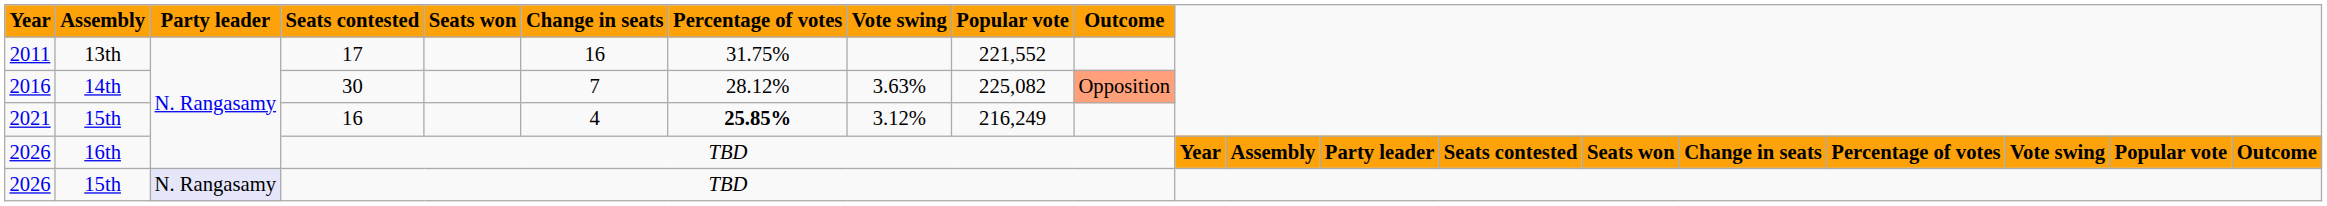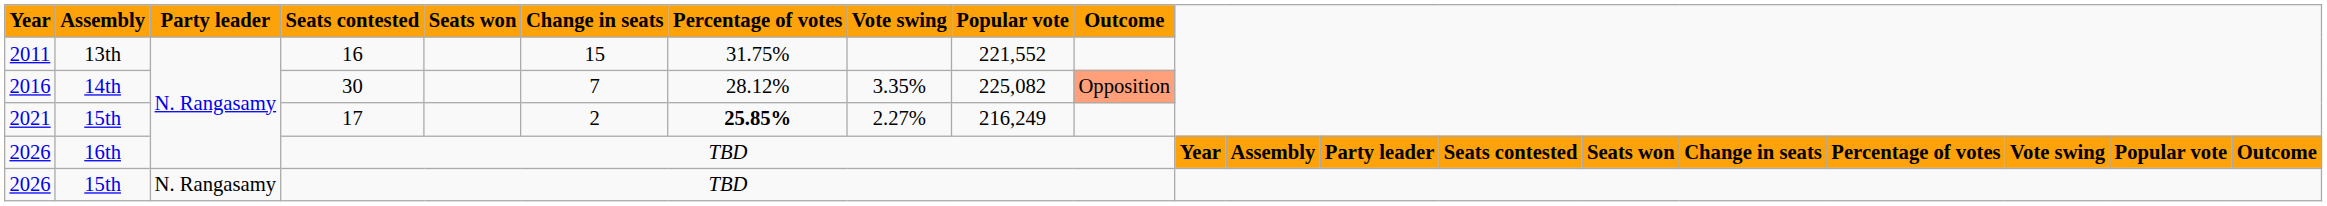(352, 53) 17 -> (352, 53) 16
(595, 53) 16 -> (595, 53) 15
(899, 86) 3.63% -> (899, 86) 3.35%
(352, 119) 16 -> (352, 119) 17
(595, 119) 4 -> (595, 119) 2
(899, 119) 3.12% -> (899, 119) 2.27%
(215, 184) lavender background -> (215, 184) no background
